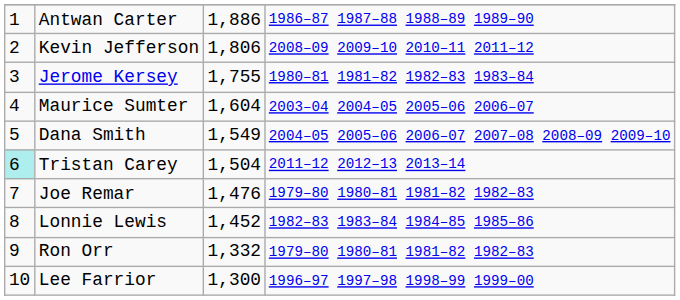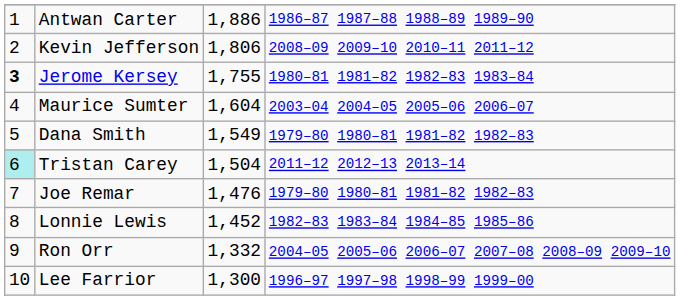(14, 77) normal -> (14, 77) bold
(470, 135) 2004–05 2005–06 2006–07 2007–08 2008–09 2009–10 -> (401, 135) 1979–80 1980–81 1981–82 1982–83
(401, 251) 1979–80 1980–81 1981–82 1982–83 -> (470, 251) 2004–05 2005–06 2006–07 2007–08 2008–09 2009–10
